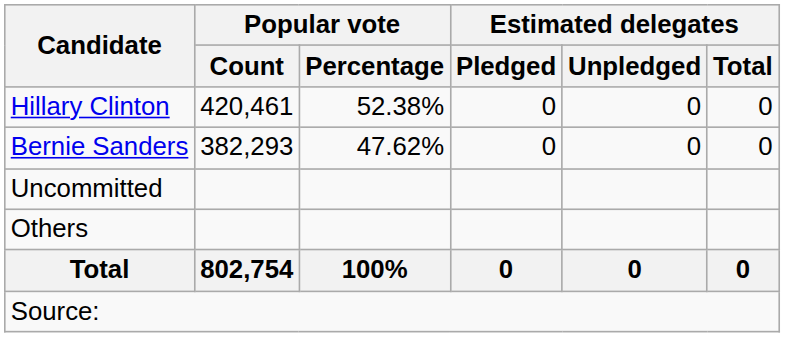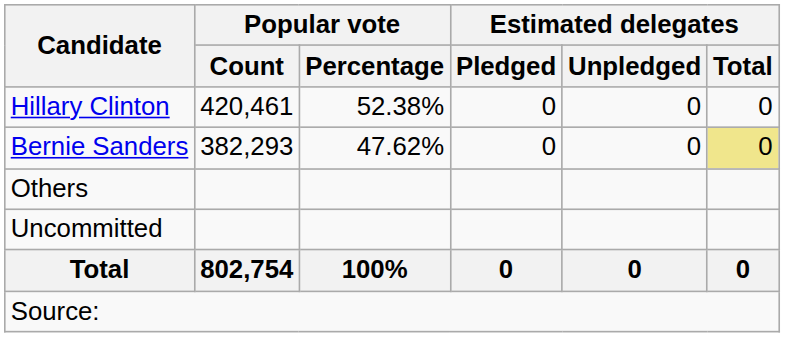(765, 147) no background -> (765, 147) khaki background
rows swapped: (49, 229) <-> (87, 188)
